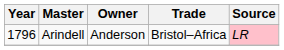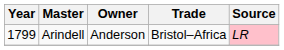(22, 34) 1796 -> (22, 34) 1799
